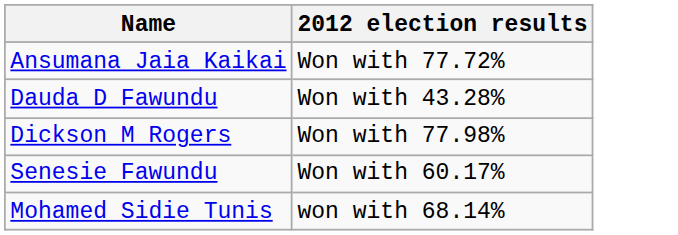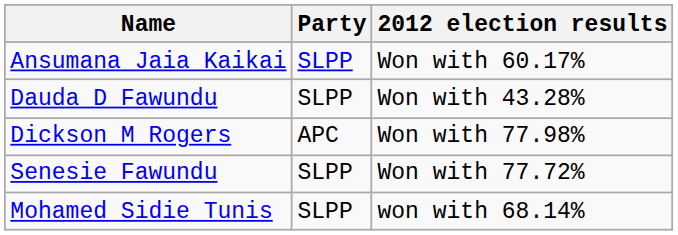+ column: (332, 24)
(401, 61) Won with 77.72% -> (481, 61) Won with 60.17%
(401, 174) Won with 60.17% -> (481, 174) Won with 77.72%
